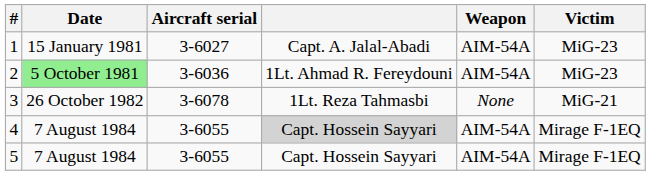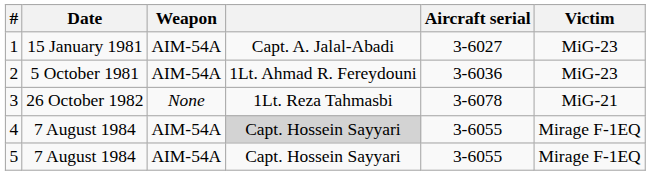columns swapped: (204, 18) <-> (496, 18)
(85, 73) lightgreen background -> (85, 73) no background
